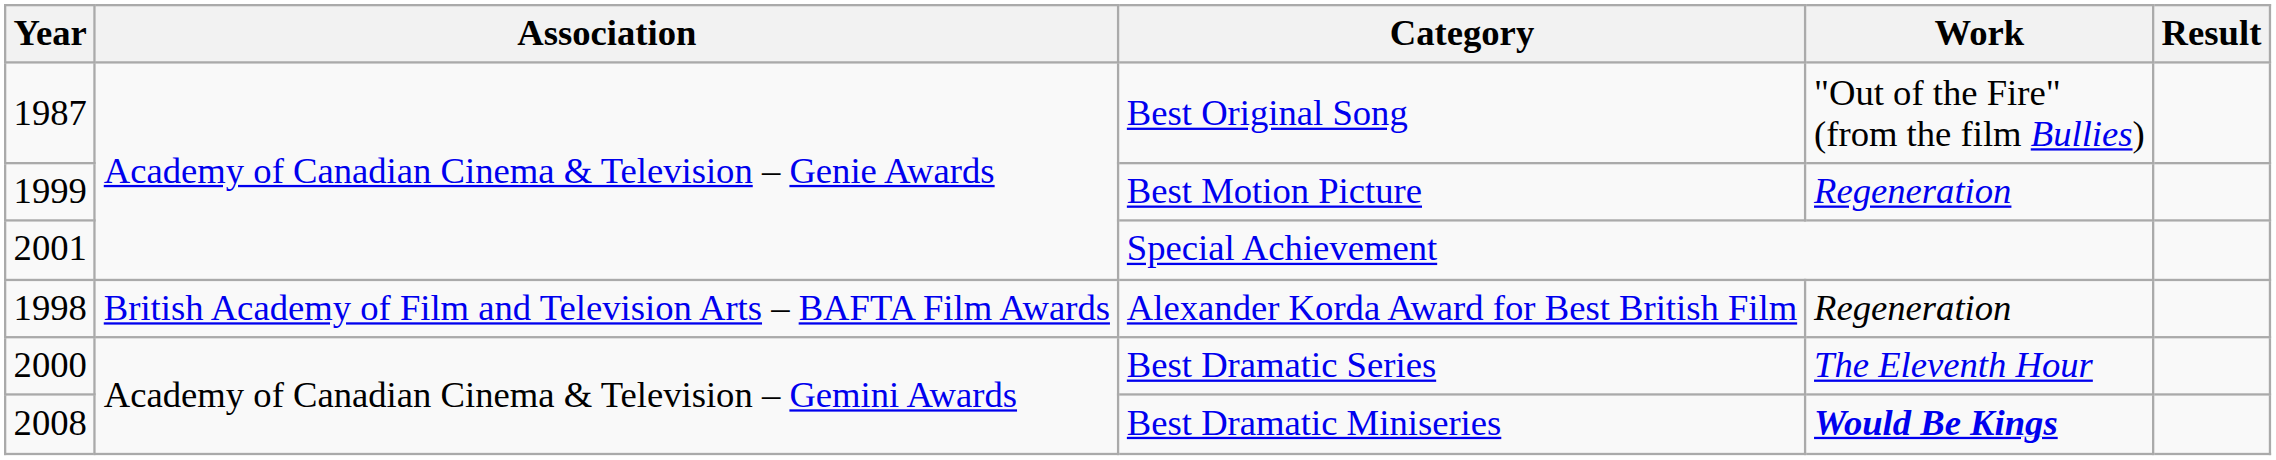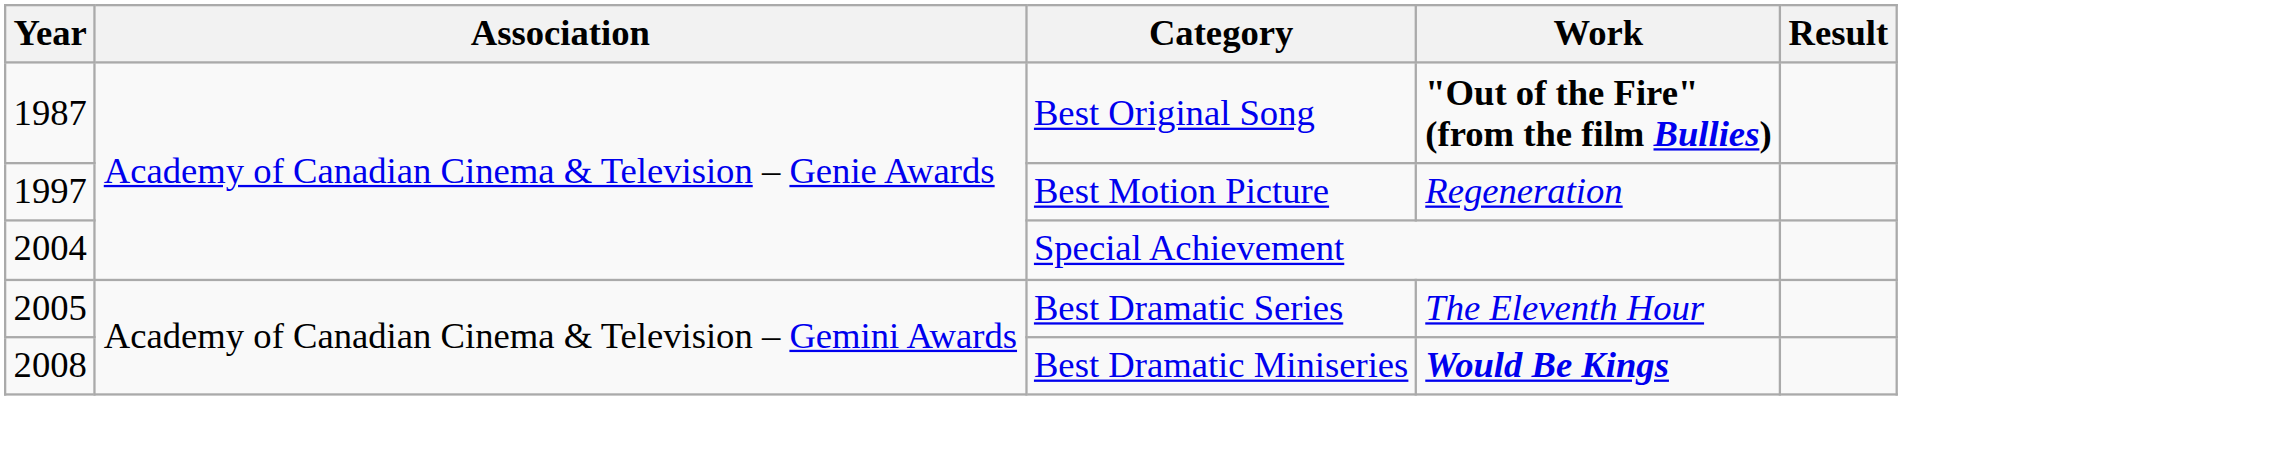(1979, 112) normal -> (1598, 112) bold
(50, 190) 1999 -> (50, 190) 1997
(50, 249) 2001 -> (50, 249) 2004
- row: (1462, 307)
(50, 365) 2000 -> (50, 307) 2005
